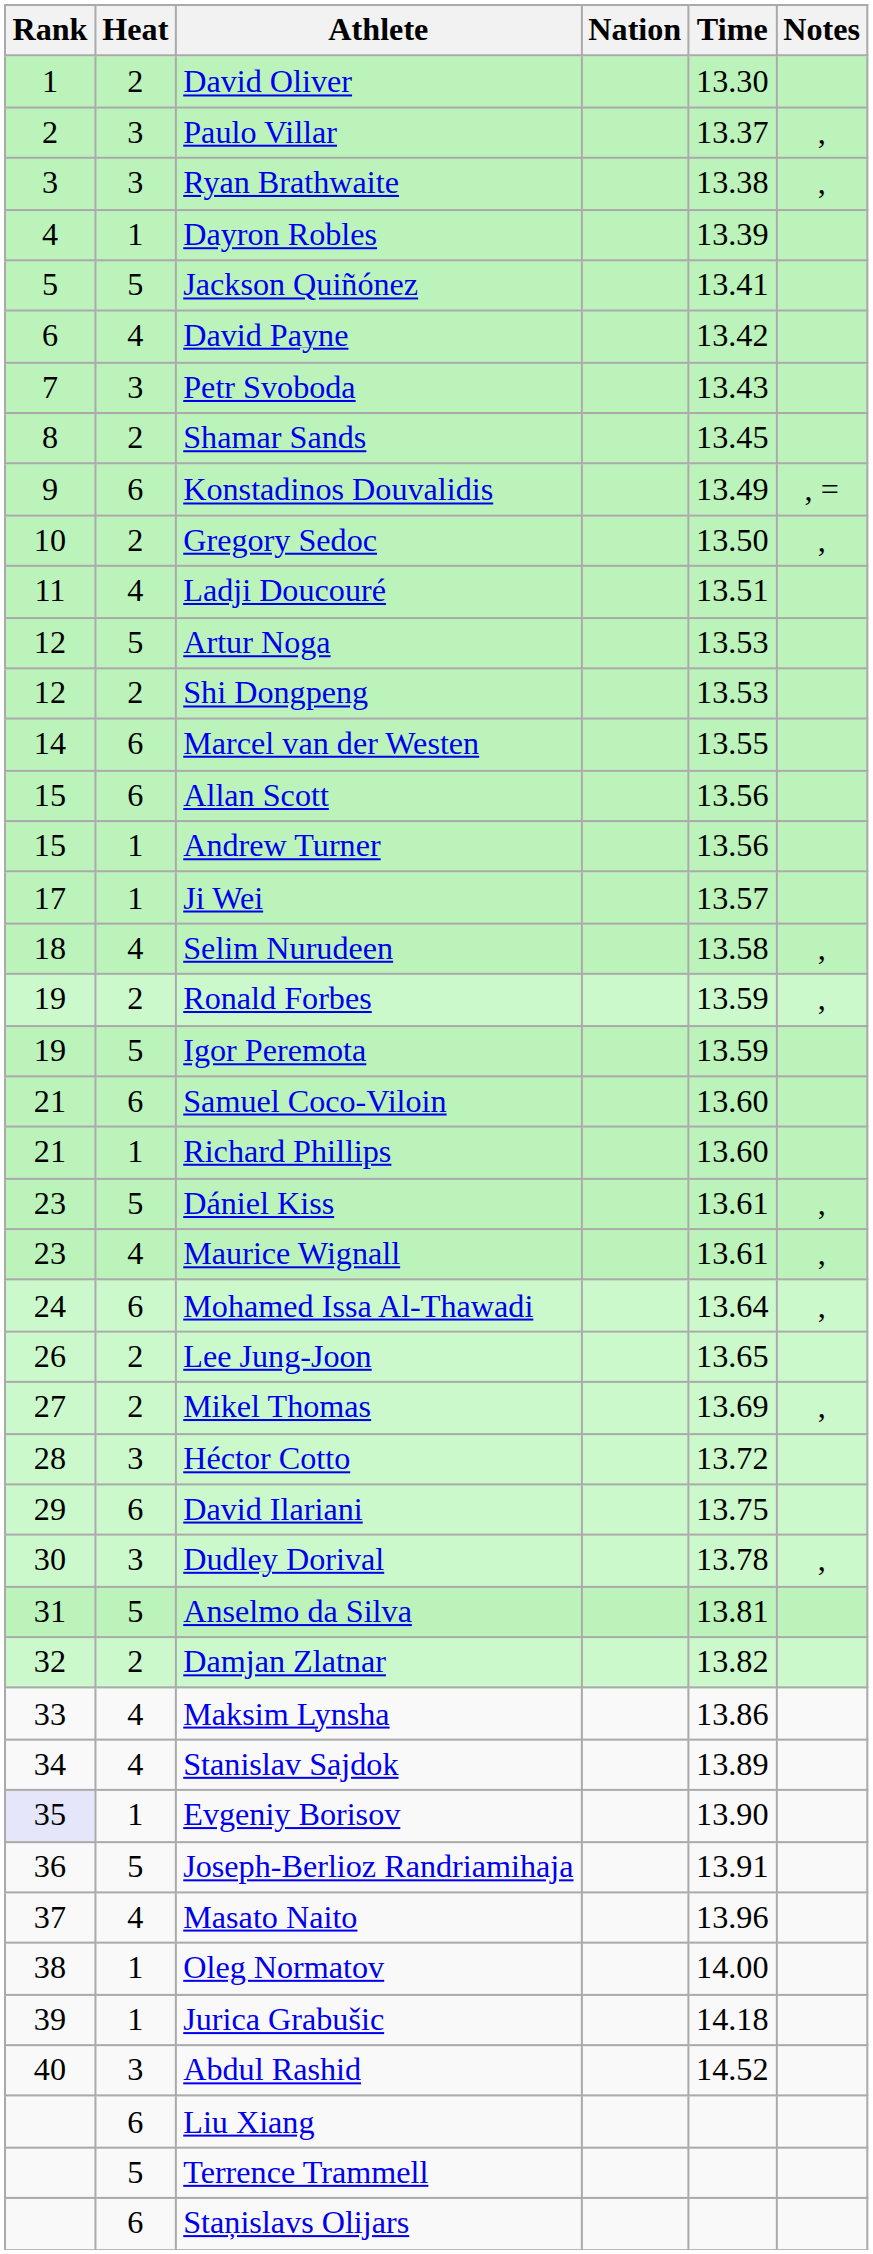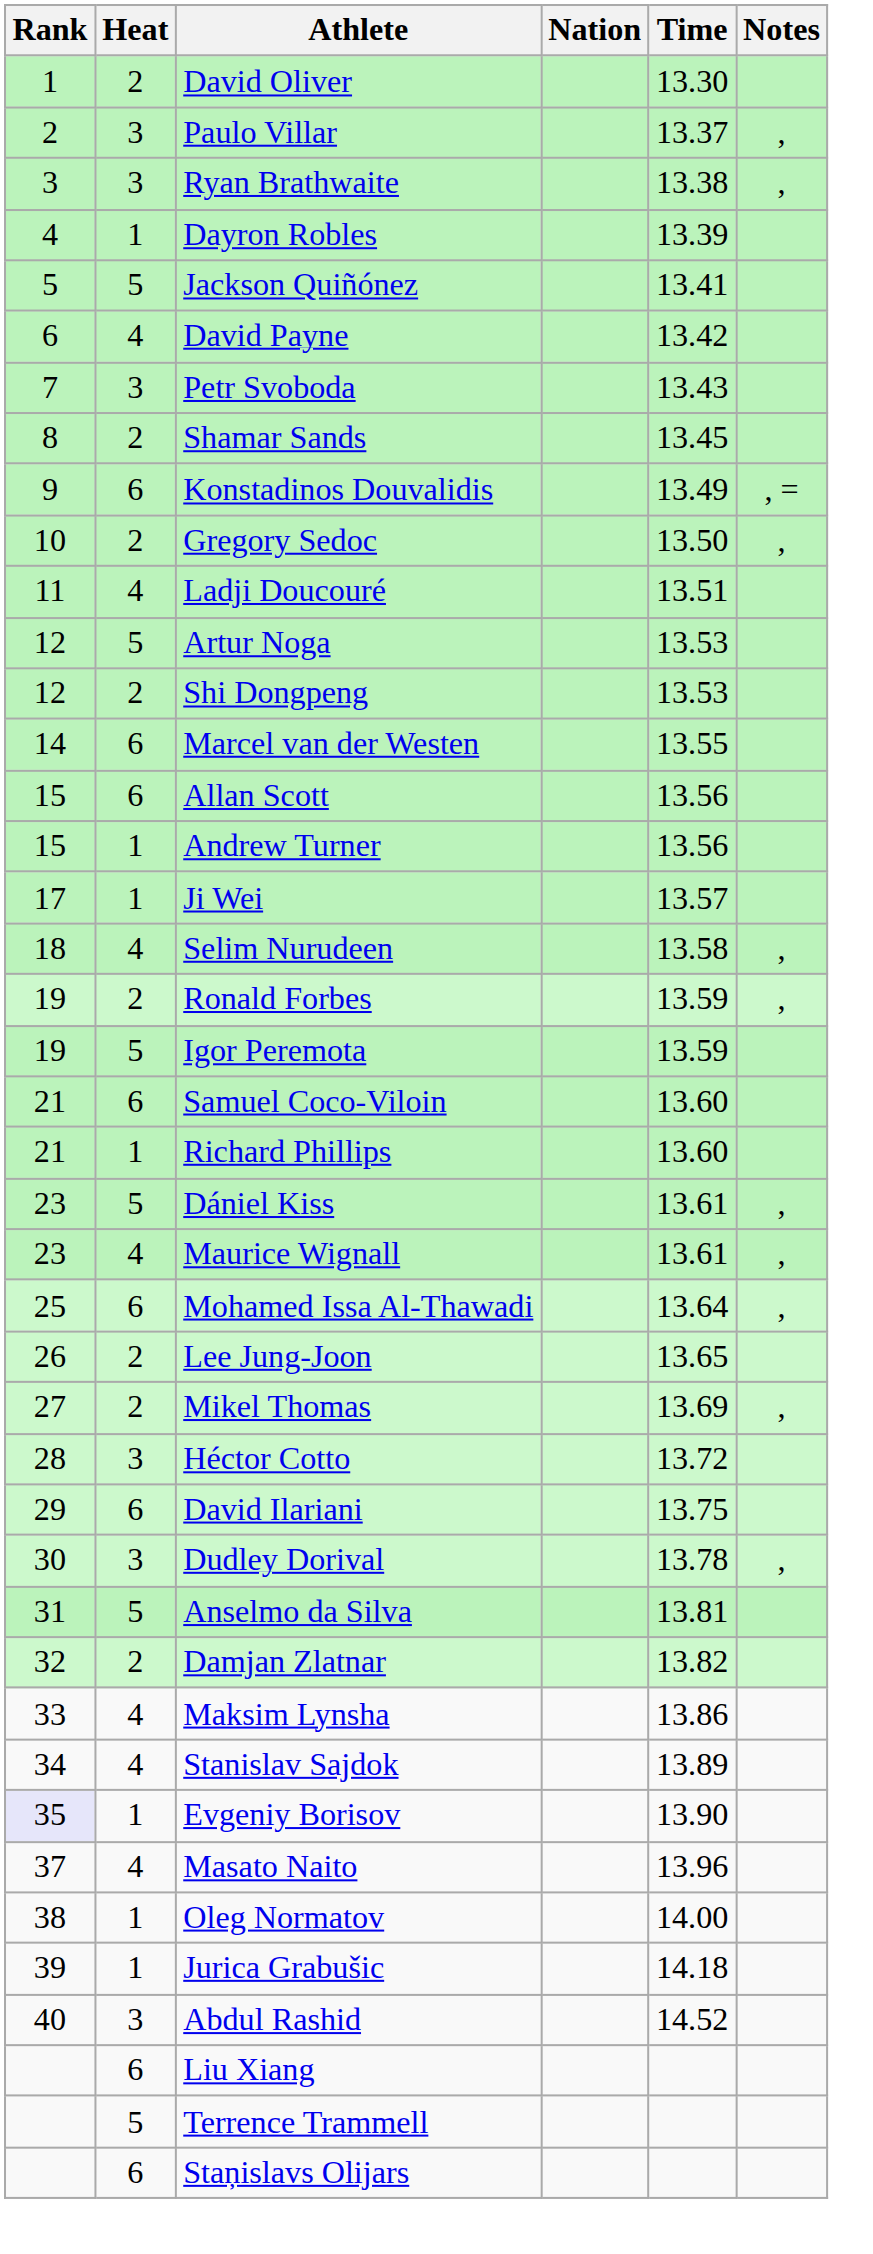(50, 1305) 24 -> (50, 1305) 25
- row: (378, 1866)
